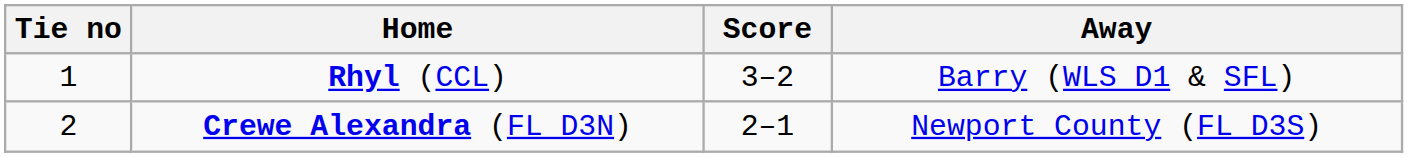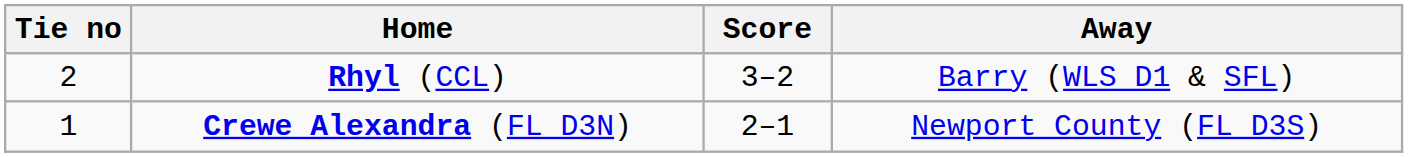(68, 78) 1 -> (68, 78) 2
(68, 126) 2 -> (68, 126) 1
